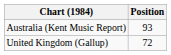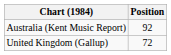(147, 27) 93 -> (147, 27) 92
